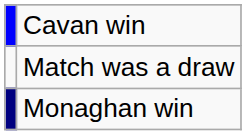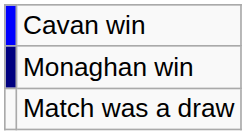rows swapped: (108, 108) <-> (129, 66)
